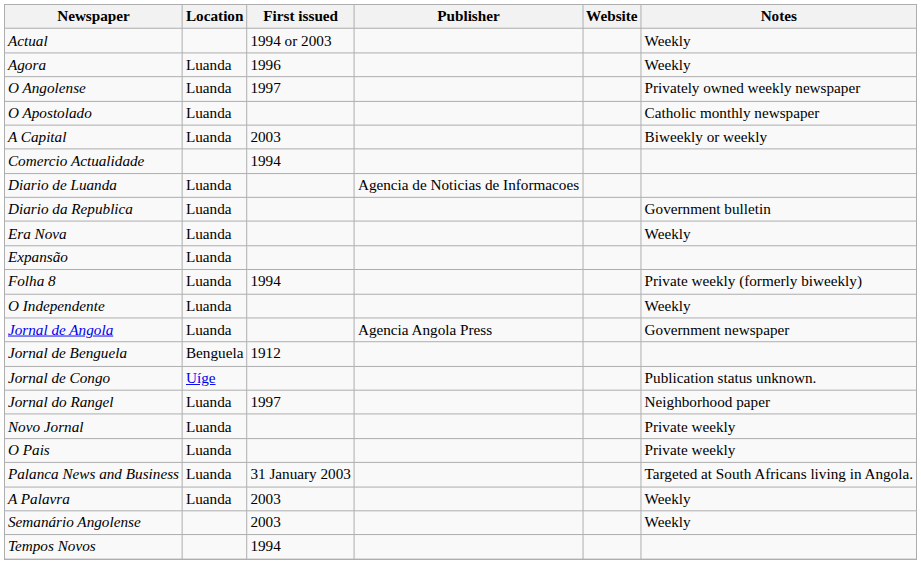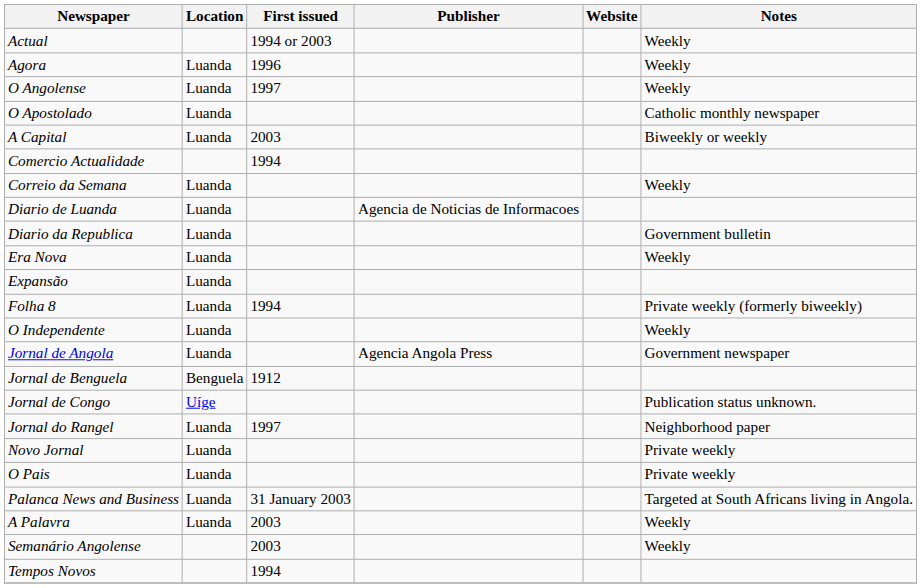(752, 88) Privately owned weekly newspaper -> (668, 88) Weekly
+ row: (67, 185)
